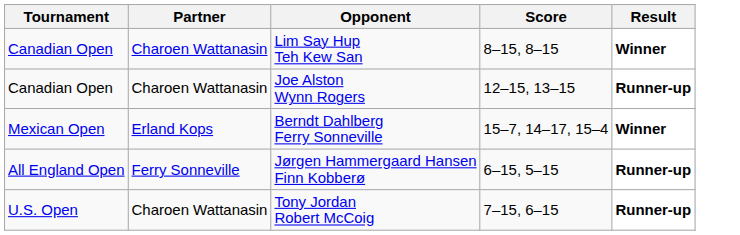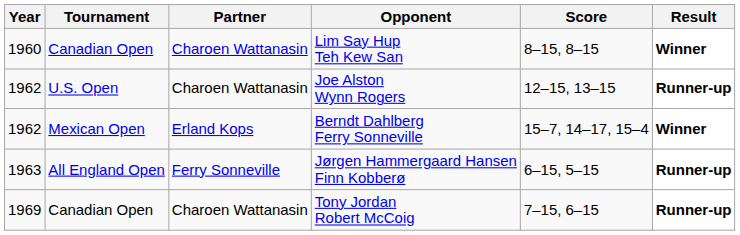+ column: (25, 17)
(60, 89) Canadian Open -> (83, 89) U.S. Open
(43, 210) U.S. Open -> (101, 210) Canadian Open
